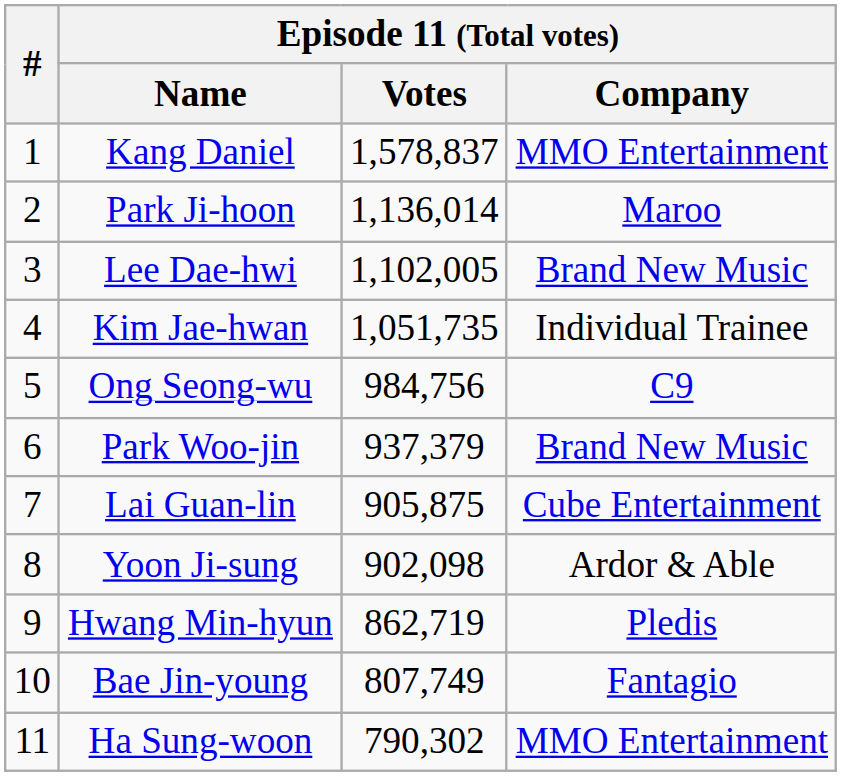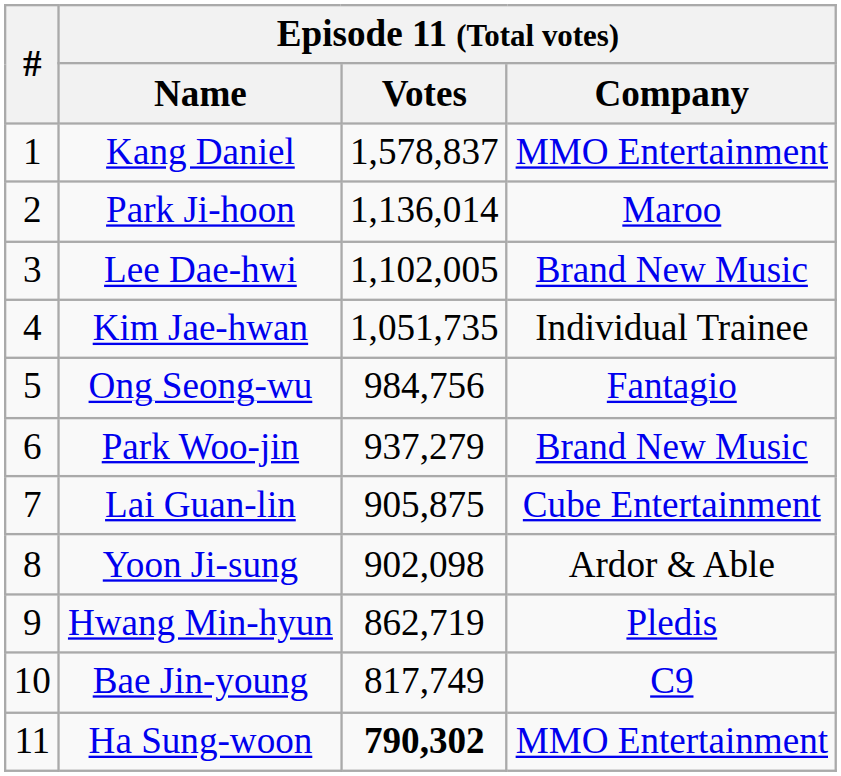(672, 387) C9 -> (672, 387) Fantagio
(424, 446) 937,379 -> (424, 446) 937,279
(424, 681) 807,749 -> (424, 681) 817,749
(672, 681) Fantagio -> (672, 681) C9
(424, 740) normal -> (424, 740) bold
